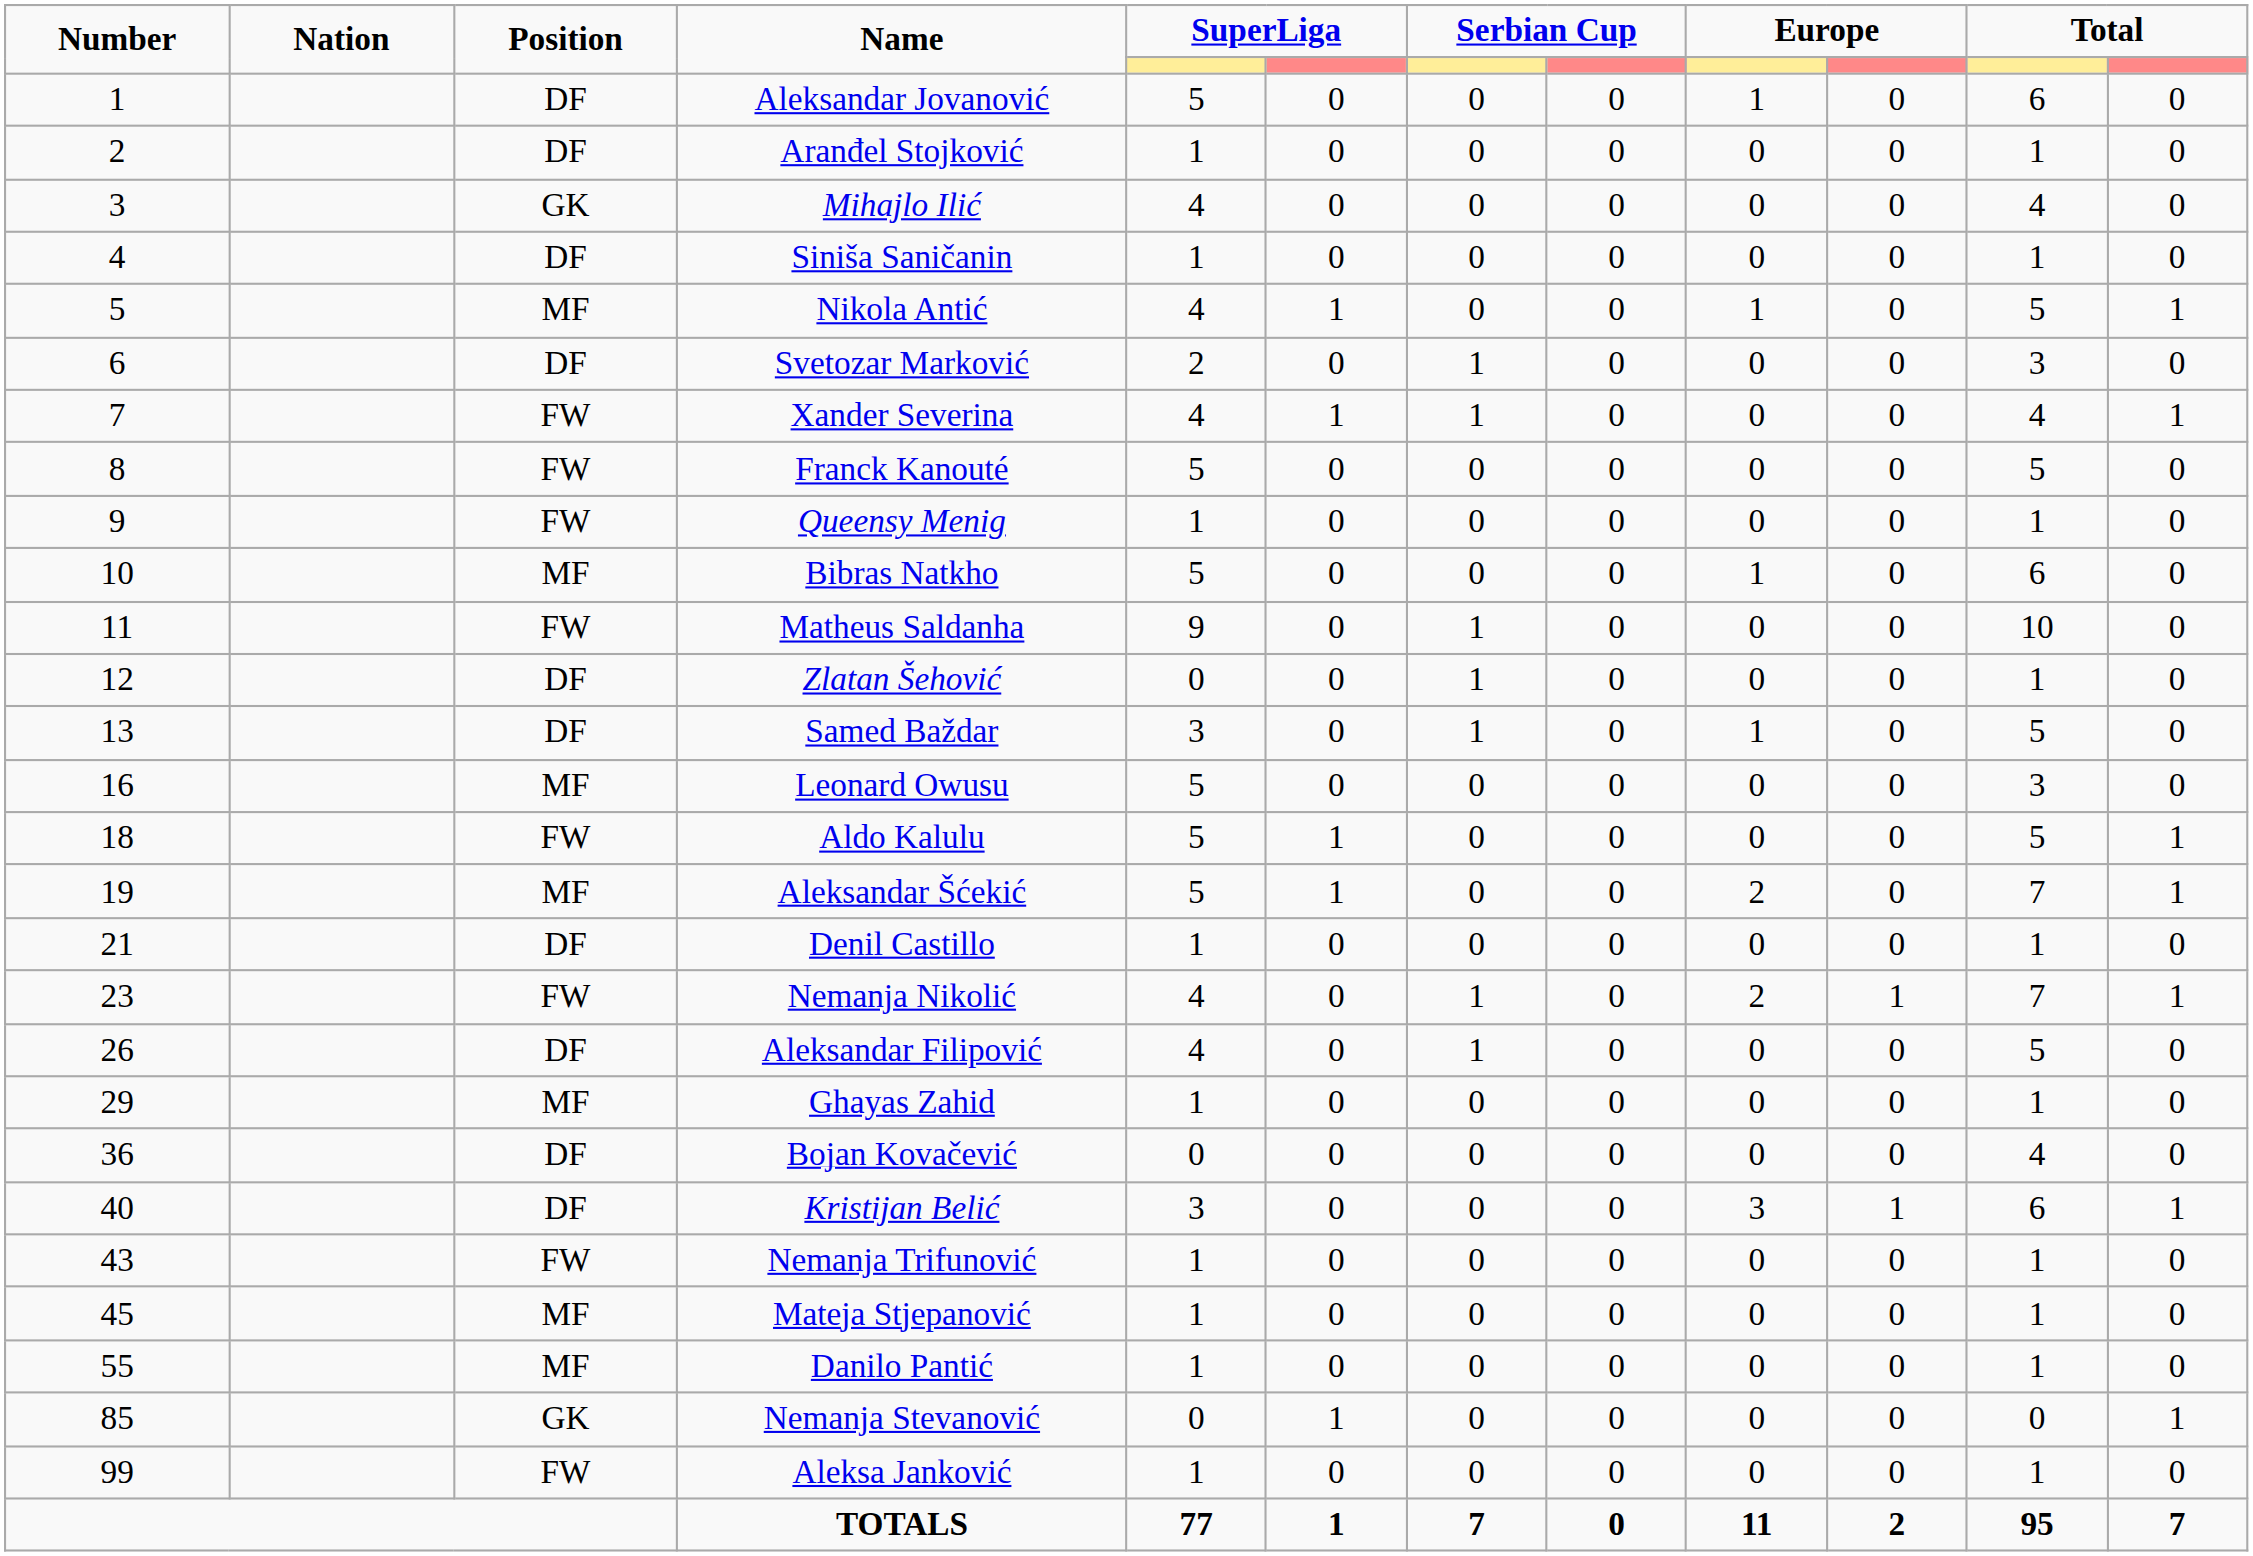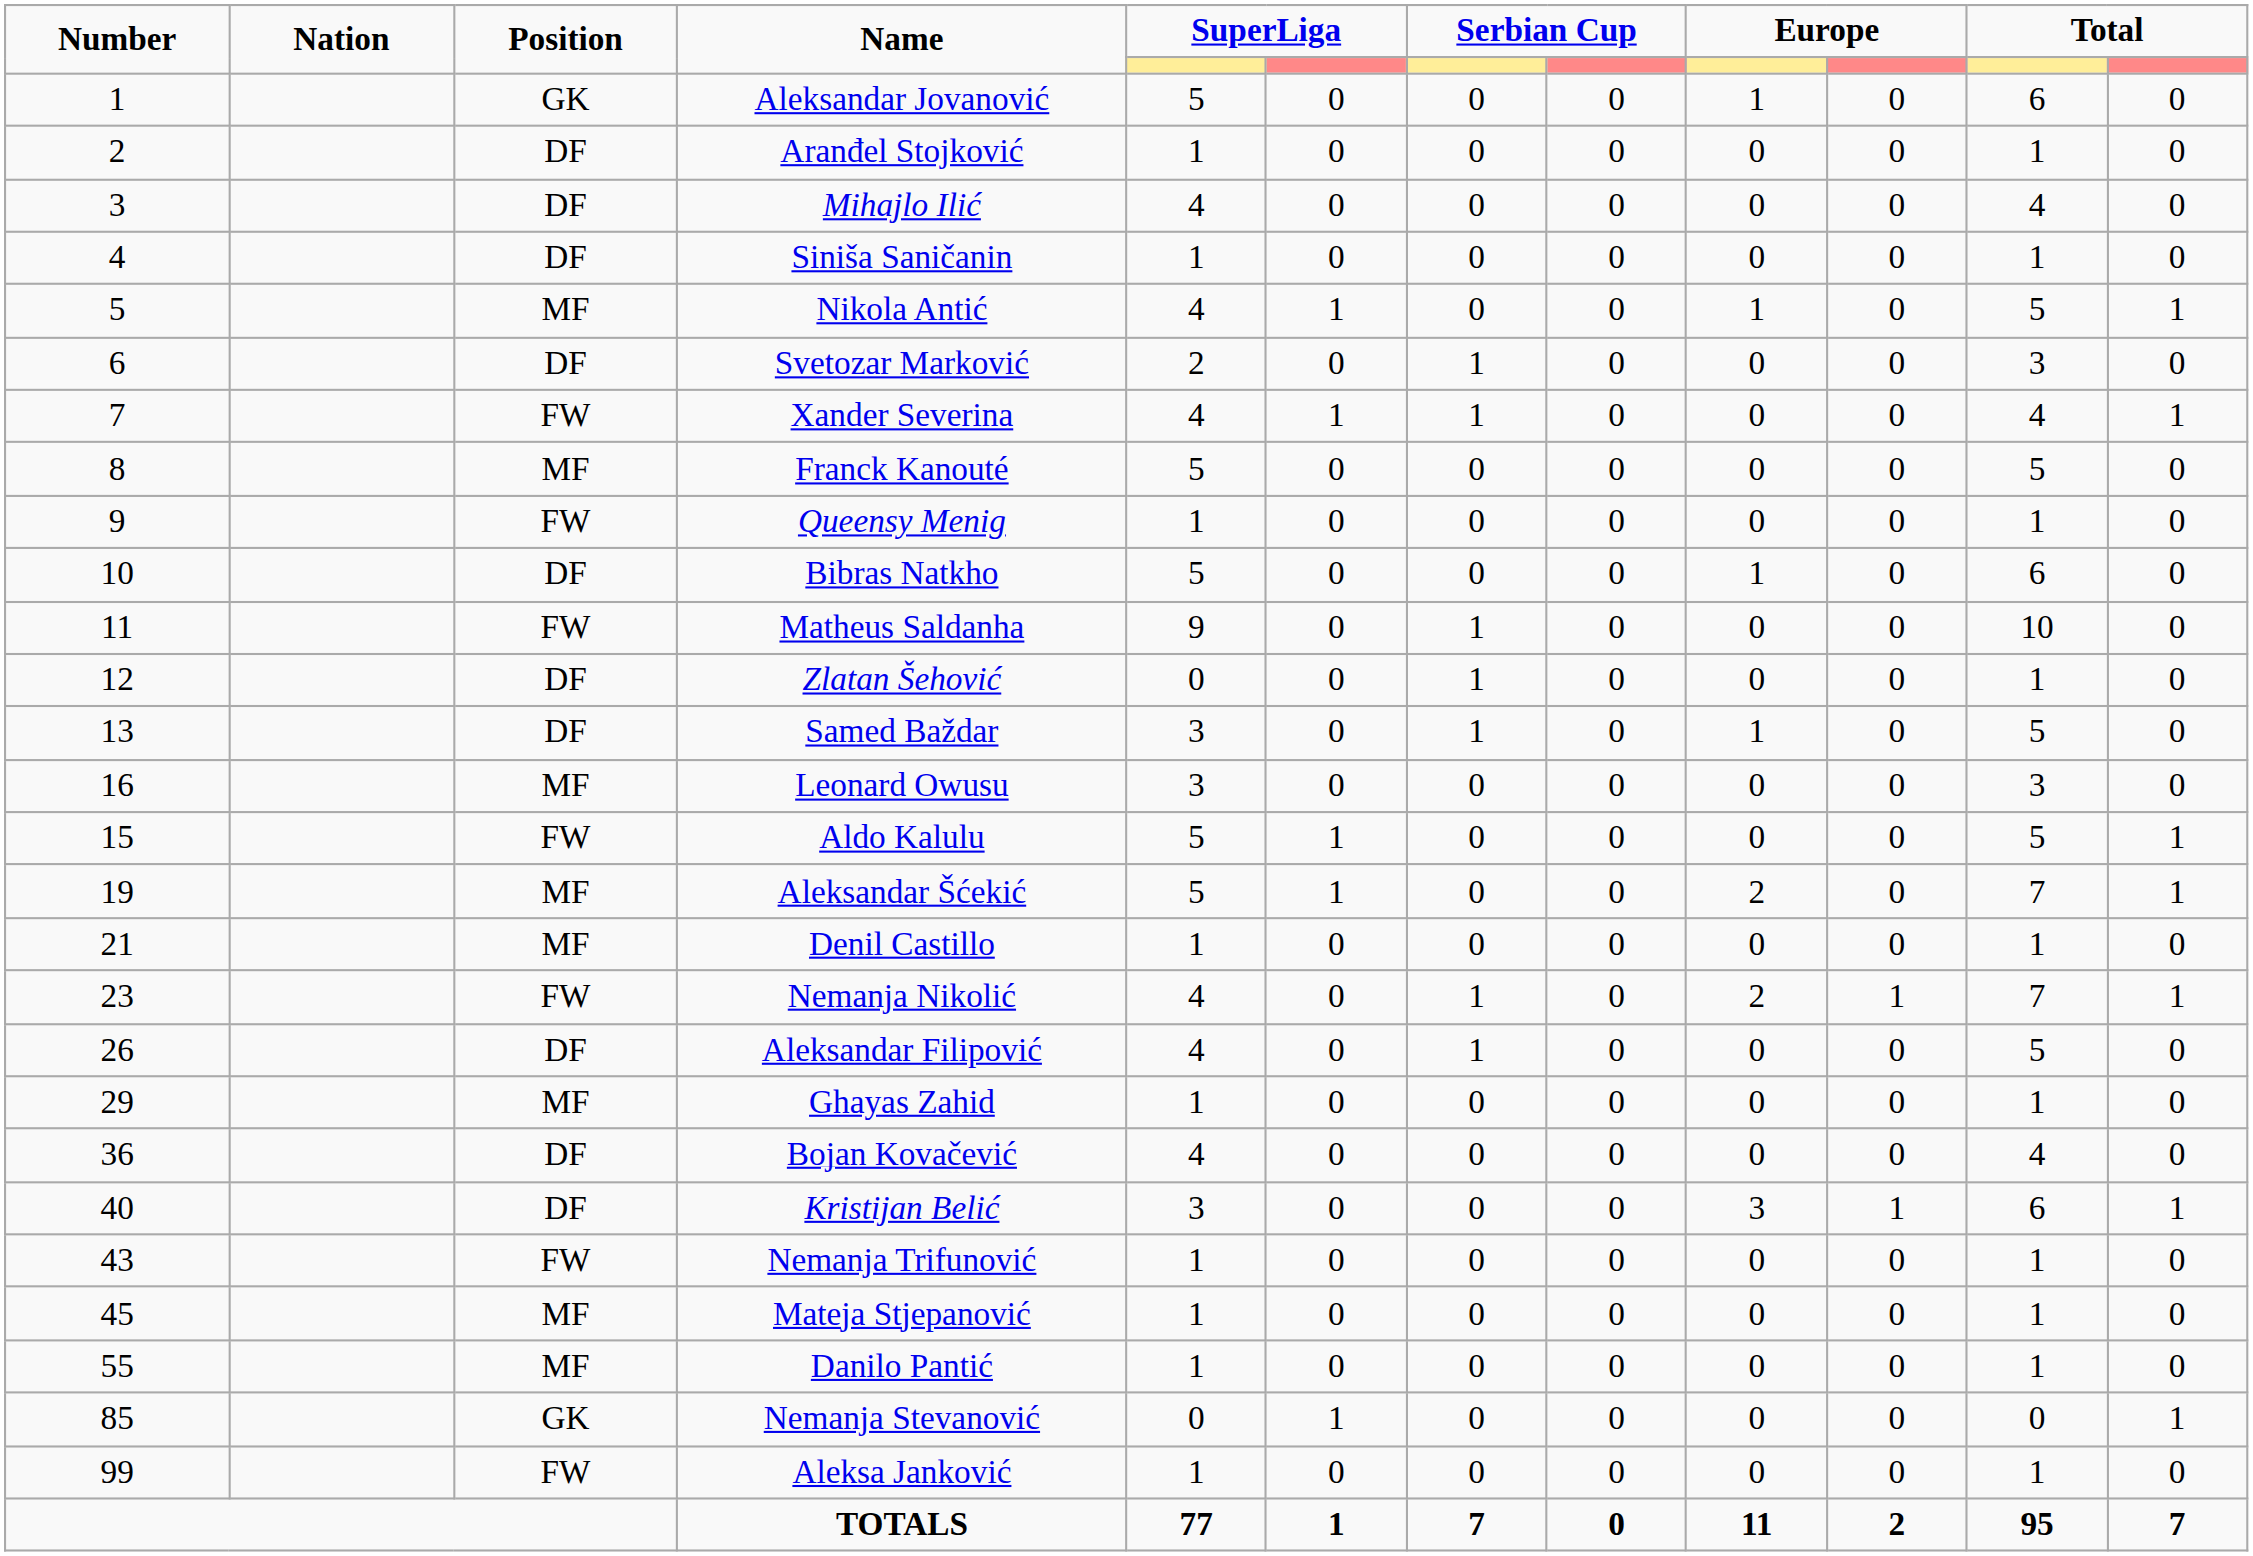(566, 99) DF -> (566, 99) GK
(566, 204) GK -> (566, 204) DF
(566, 468) FW -> (566, 468) MF
(566, 574) MF -> (566, 574) DF
(1196, 785) 5 -> (1196, 785) 3
(117, 837) 18 -> (117, 837) 15
(566, 943) DF -> (566, 943) MF
(1196, 1154) 0 -> (1196, 1154) 4
